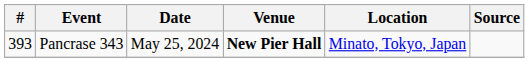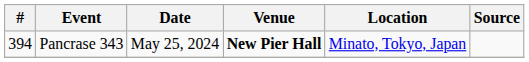(20, 44) 393 -> (20, 44) 394
